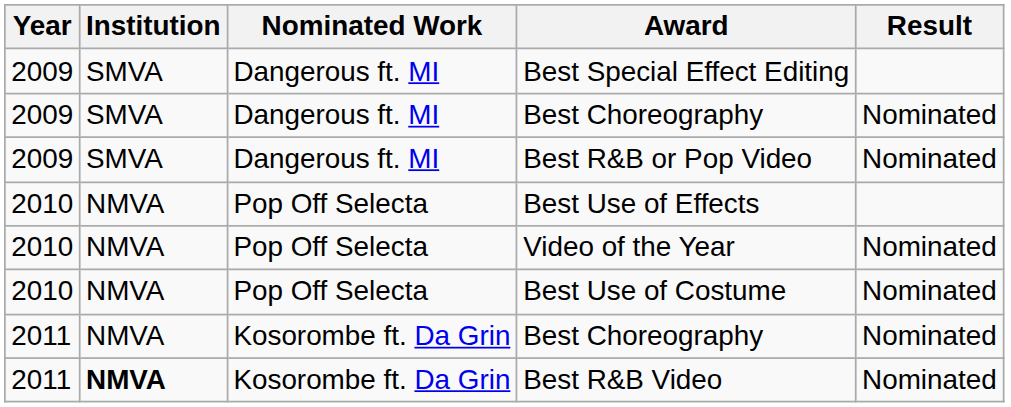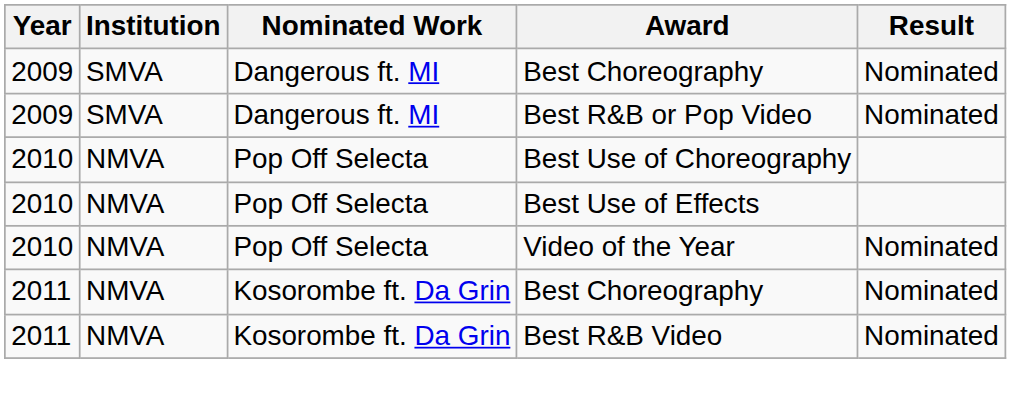- row: (42, 70)
+ row: (42, 159)
- row: (42, 291)
(126, 379) bold -> (125, 335) normal
